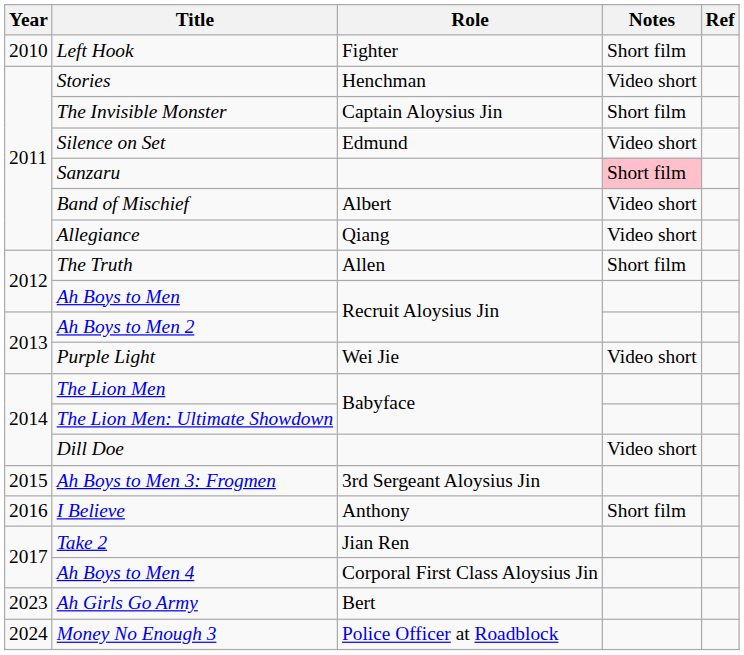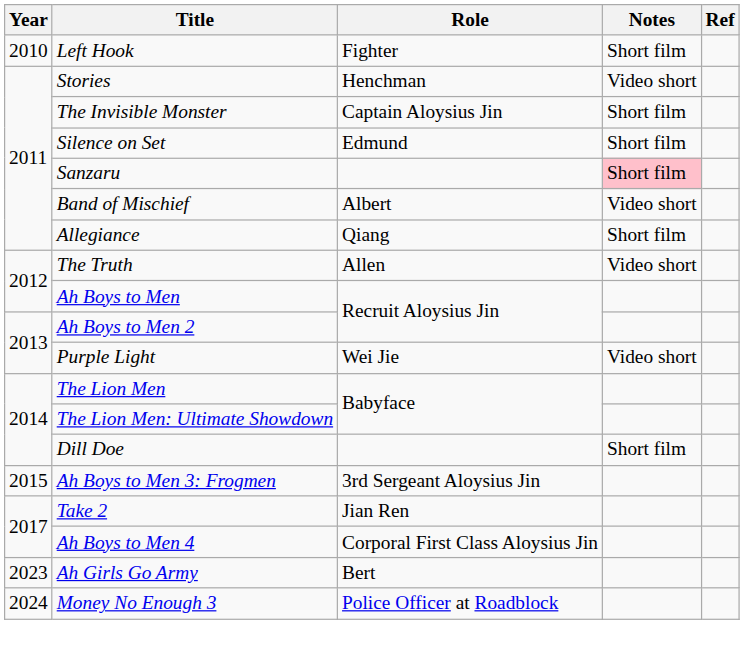(652, 142) Video short -> (647, 142) Short film
(652, 234) Video short -> (647, 234) Short film
(647, 265) Short film -> (652, 265) Video short
(652, 449) Video short -> (647, 449) Short film
- row: (91, 511)
